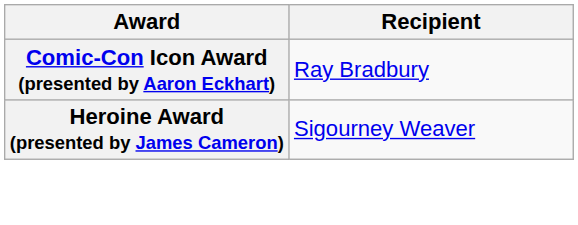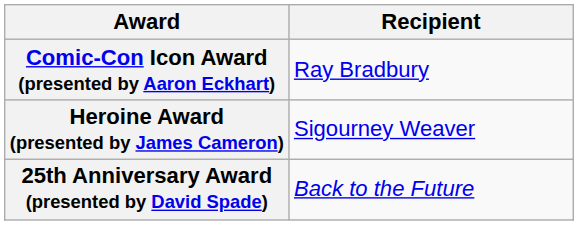+ row: (147, 189)
